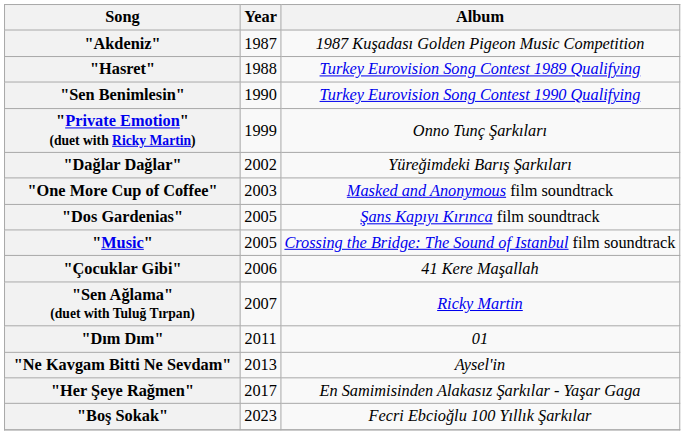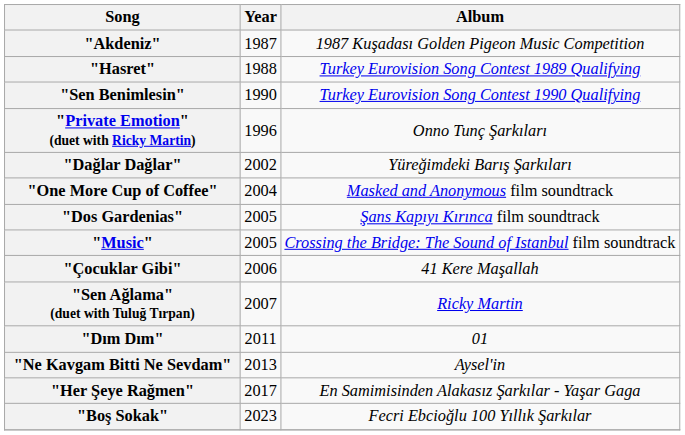(261, 130) 1999 -> (261, 130) 1996
(261, 191) 2003 -> (261, 191) 2004
